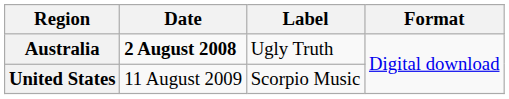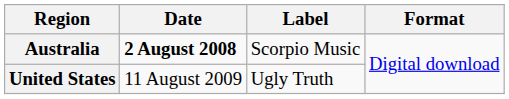(292, 49) Ugly Truth -> (305, 49) Scorpio Music
(305, 78) Scorpio Music -> (292, 78) Ugly Truth
